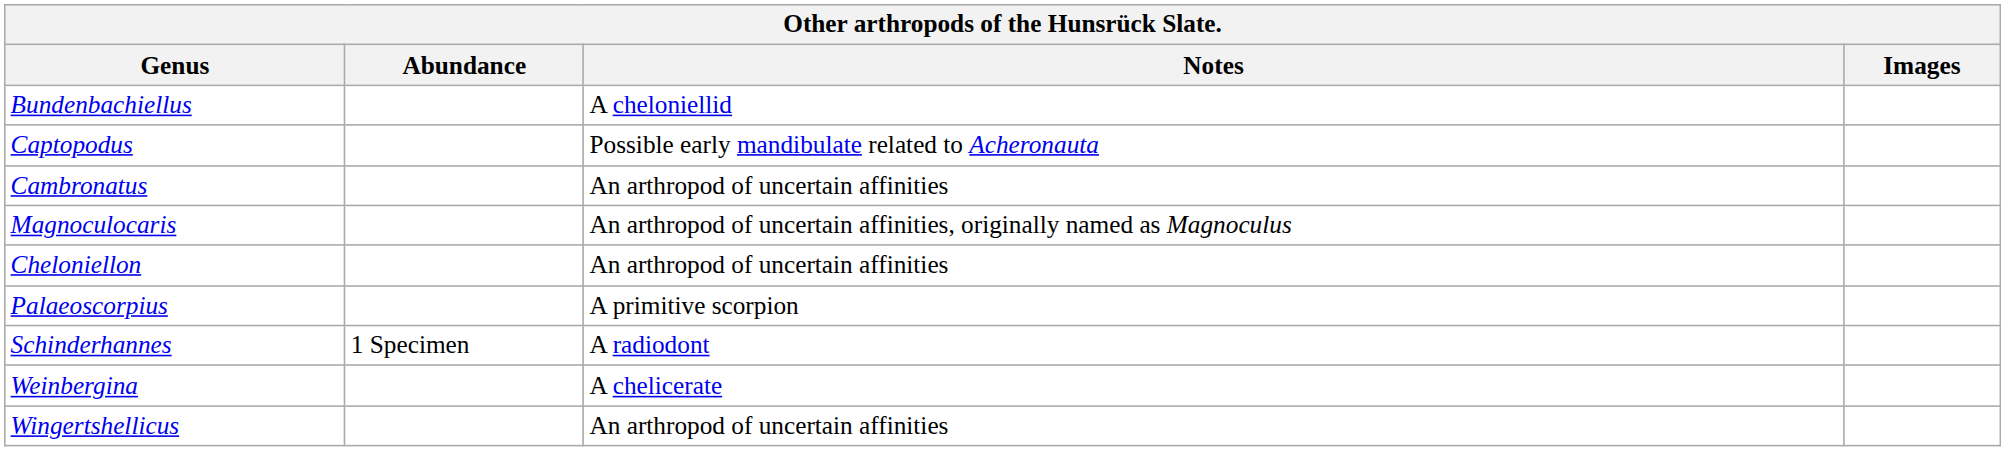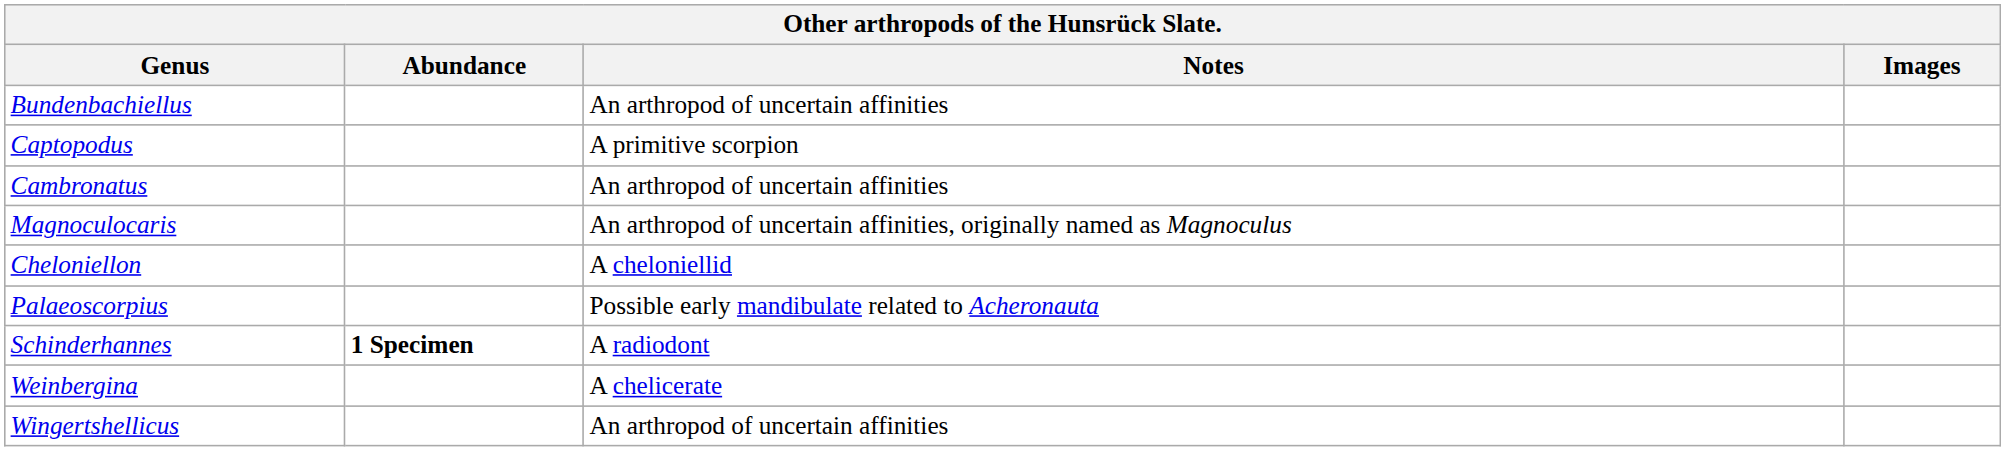(661, 104) A cheloniellid -> (769, 104) An arthropod of uncertain affinities
(844, 144) Possible early mandibulate related to Acheronauta -> (694, 144) A primitive scorpion
(769, 265) An arthropod of uncertain affinities -> (661, 265) A cheloniellid
(694, 305) A primitive scorpion -> (844, 305) Possible early mandibulate related to Acheronauta
(410, 345) normal -> (412, 345) bold
